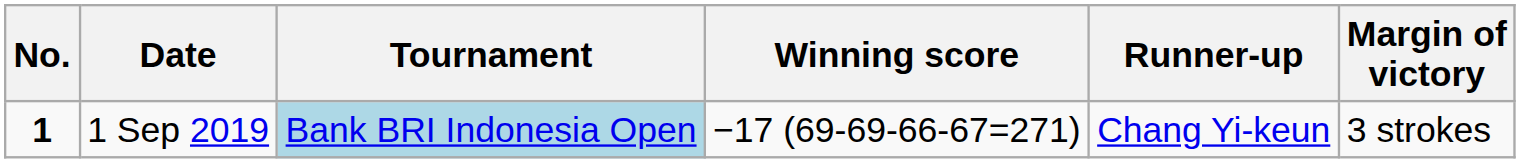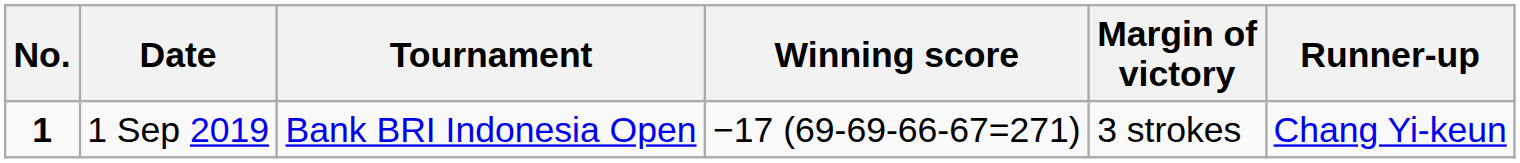columns swapped: (1427, 53) <-> (1214, 53)
(491, 130) lightblue background -> (491, 130) no background
